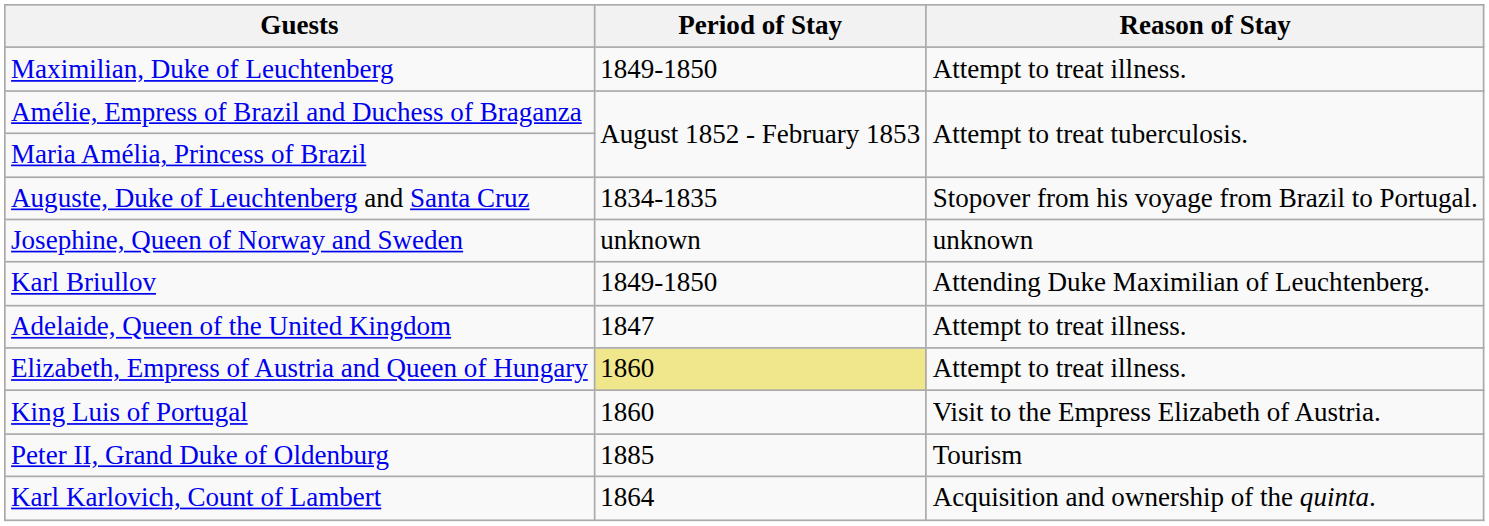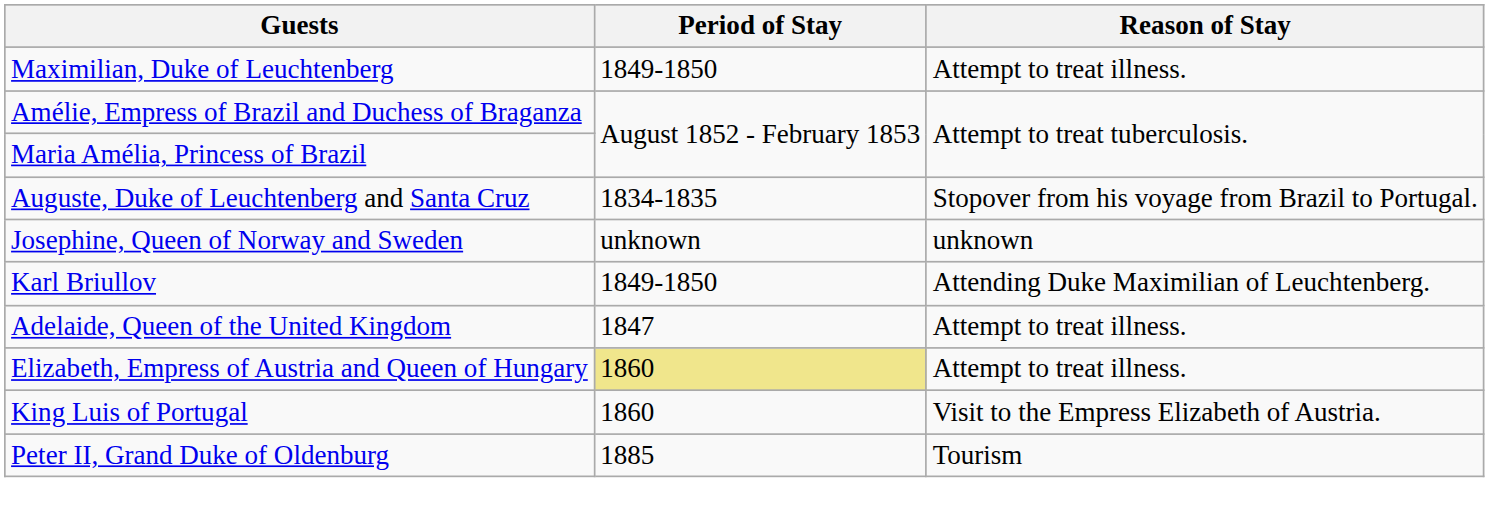- row: (196, 497)
